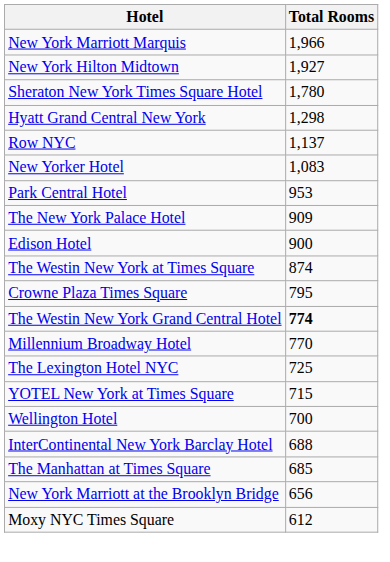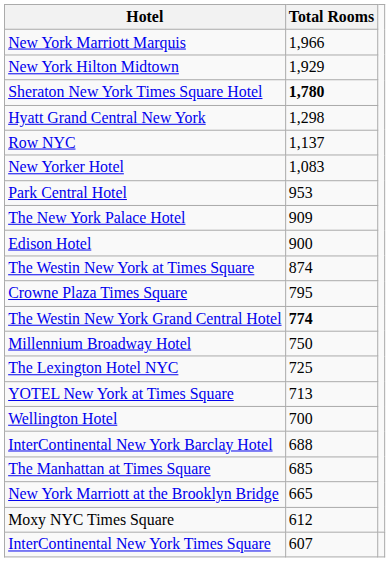(307, 67) 1,927 -> (307, 67) 1,929
(307, 92) normal -> (307, 92) bold
(301, 343) 770 -> (301, 343) 750
(301, 393) 715 -> (301, 393) 713
(301, 494) 656 -> (301, 494) 665
+ row: (139, 544)
